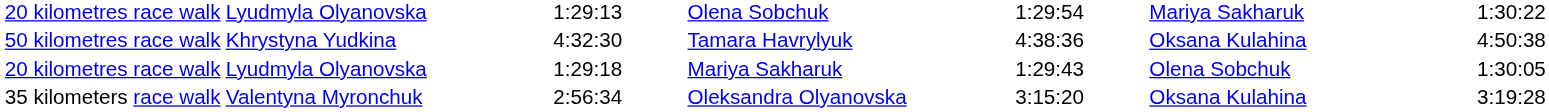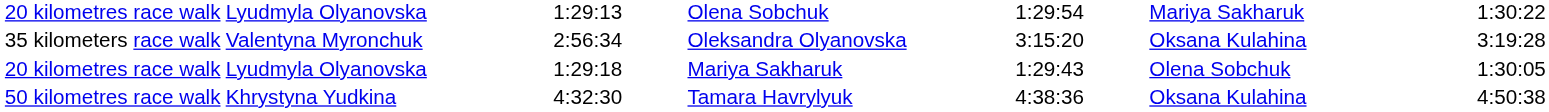rows swapped: (113, 97) <-> (113, 40)
